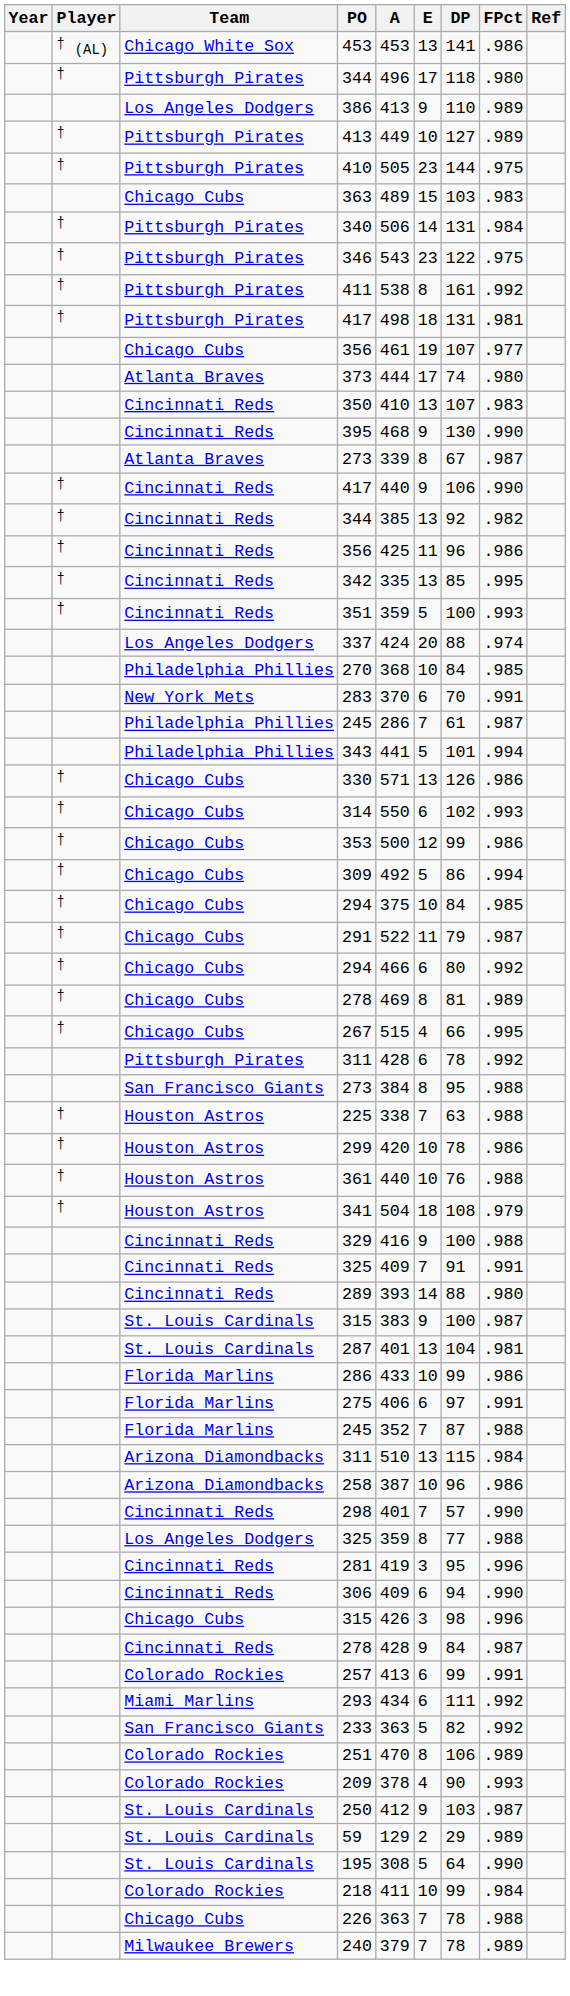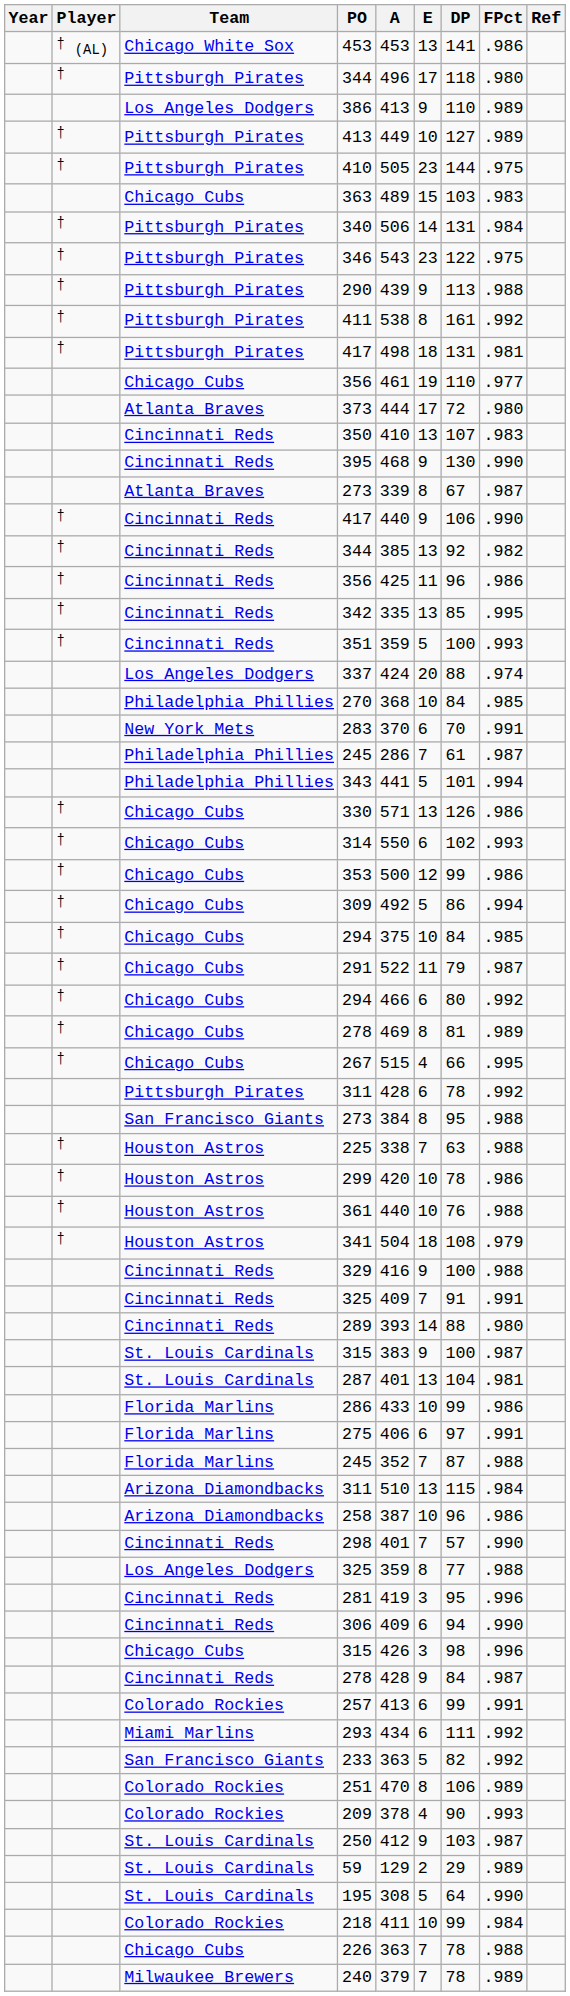+ row: (214, 290)
(461, 351) 107 -> (461, 382) 110
(456, 378) 74 -> (456, 409) 72
